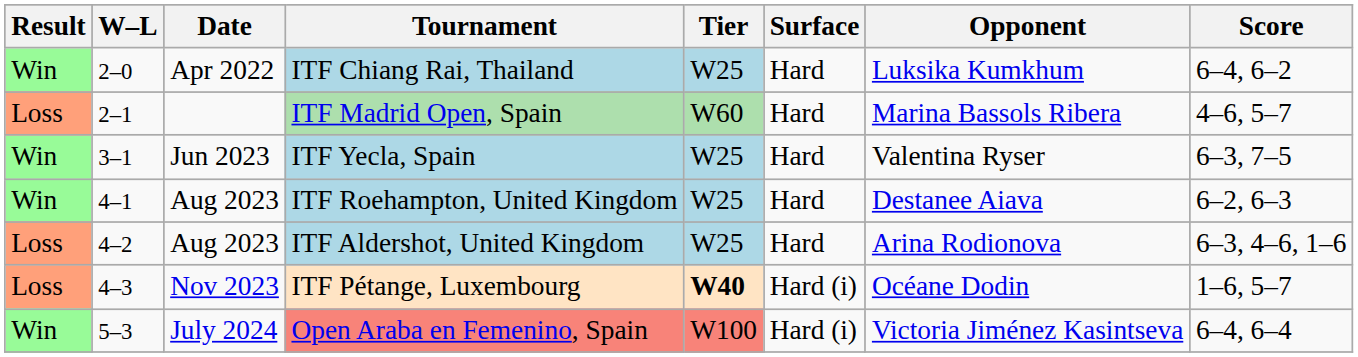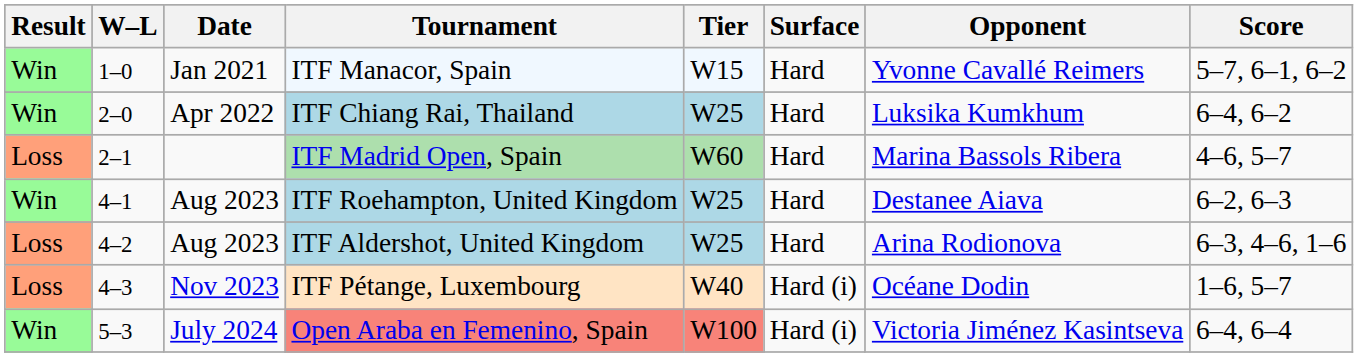+ row: (401, 69)
- row: (383, 156)
(717, 286) bold -> (717, 286) normal
